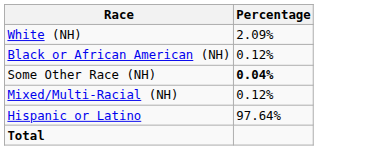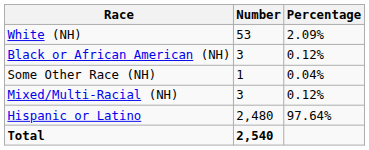+ column: (259, 15)
(255, 75) bold -> (305, 75) normal
